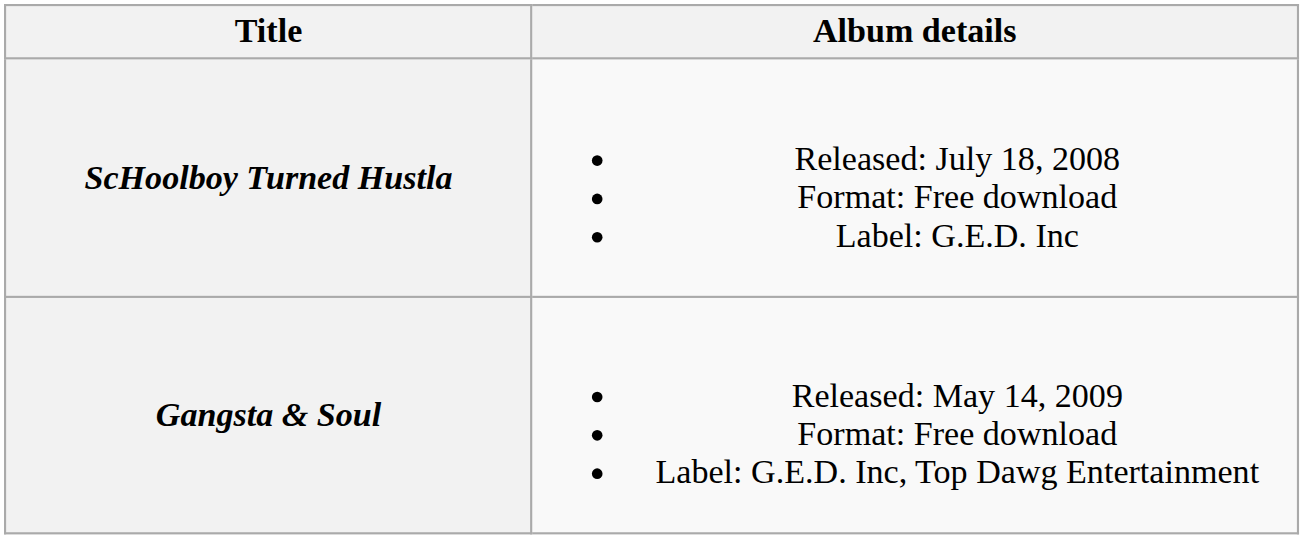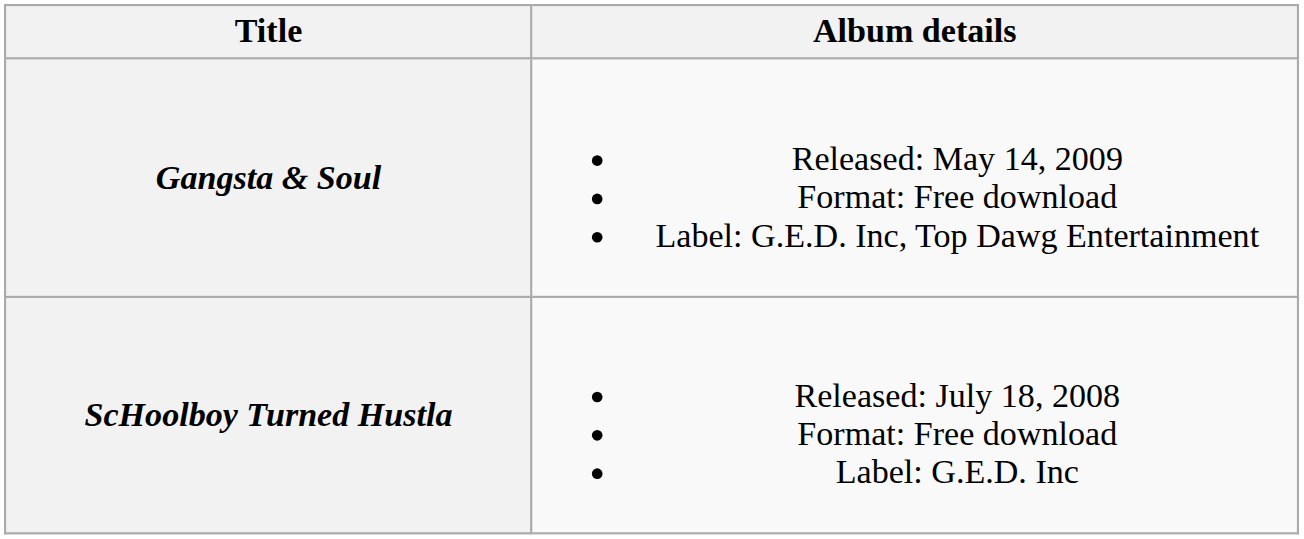rows swapped: (269, 177) <-> (269, 414)
